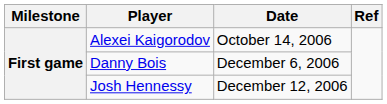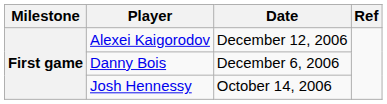(274, 39) October 14, 2006 -> (282, 39) December 12, 2006
(282, 87) December 12, 2006 -> (274, 87) October 14, 2006
